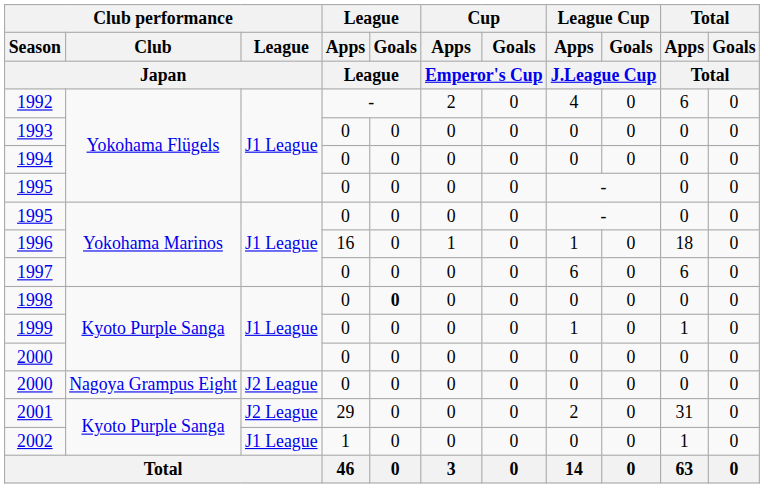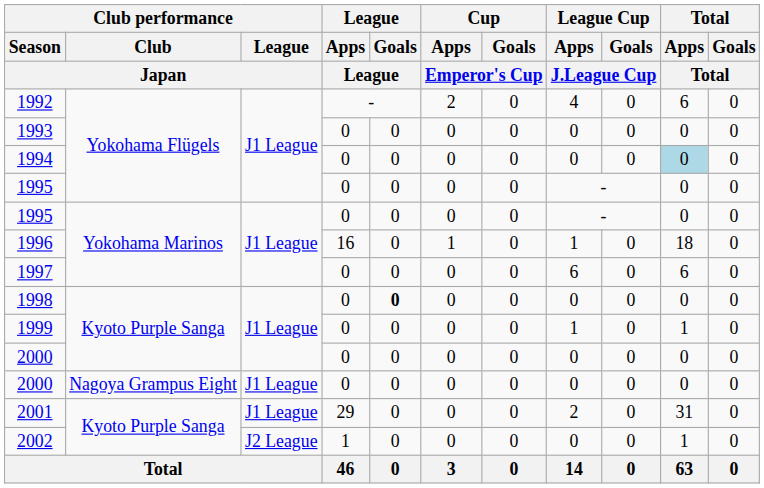(684, 159) no background -> (684, 159) lightblue background
(281, 384) J2 League -> (281, 384) J1 League
(281, 412) J2 League -> (281, 412) J1 League
(281, 441) J1 League -> (281, 441) J2 League
